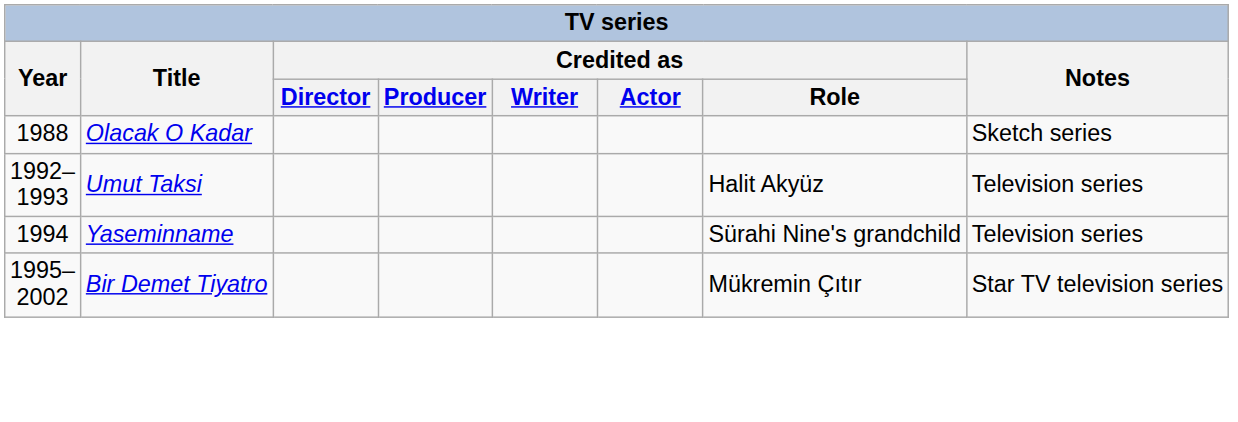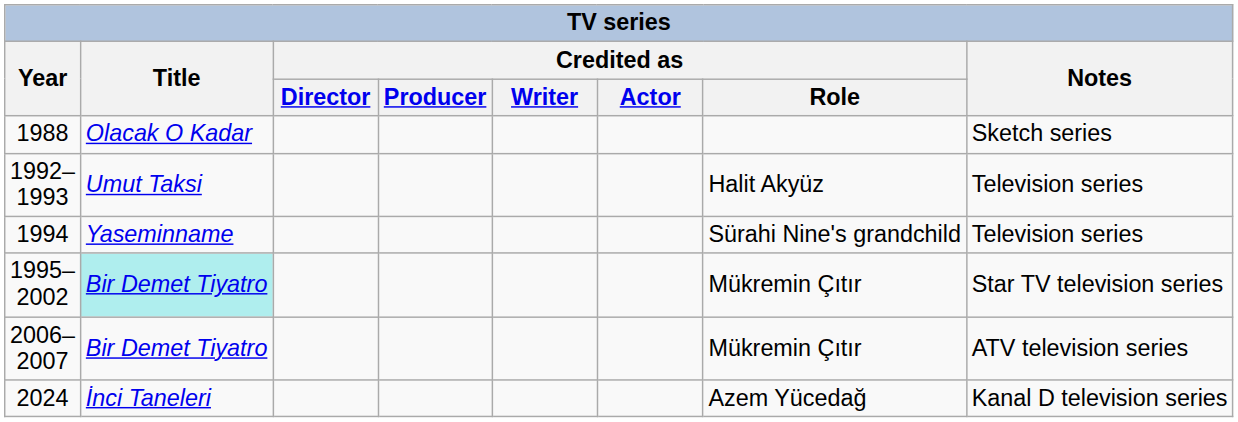(177, 284) no background -> (177, 284) paleturquoise background
+ row: (43, 348)
+ row: (43, 398)
